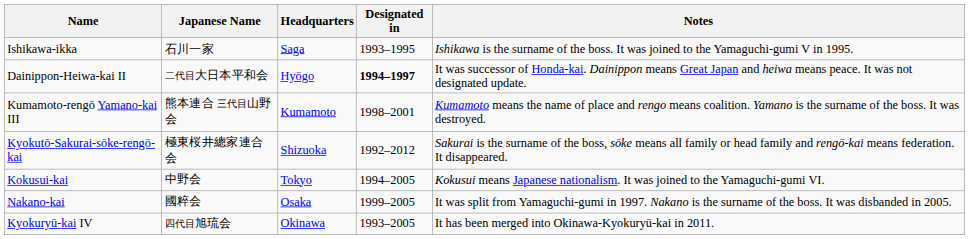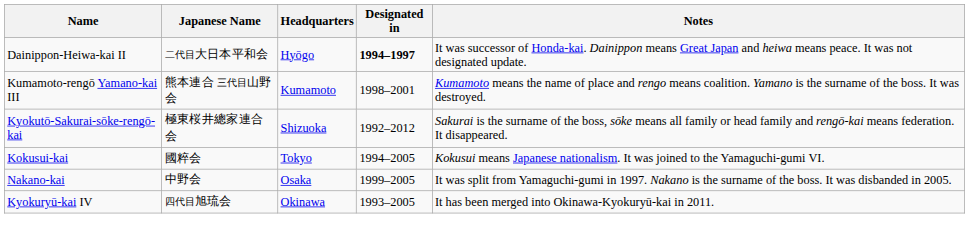- row: (42, 48)
(183, 179) 中野会 -> (183, 157) 國粹会
(183, 201) 國粹会 -> (183, 179) 中野会
